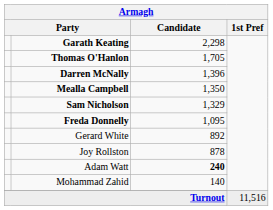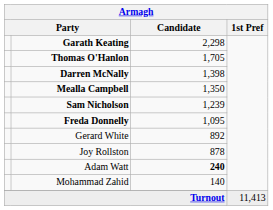(214, 74) 1,396 -> (214, 74) 1,398
(214, 105) 1,329 -> (214, 105) 1,239
(252, 197) 11,516 -> (252, 197) 11,413
